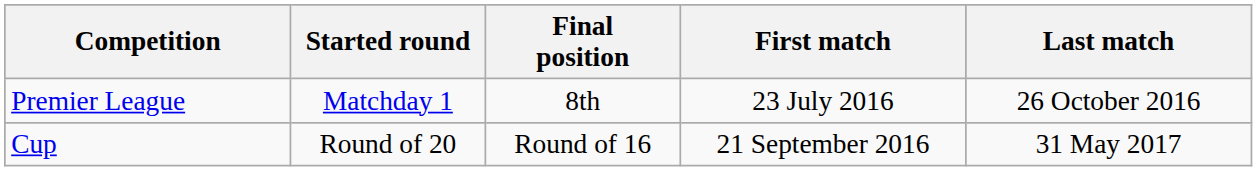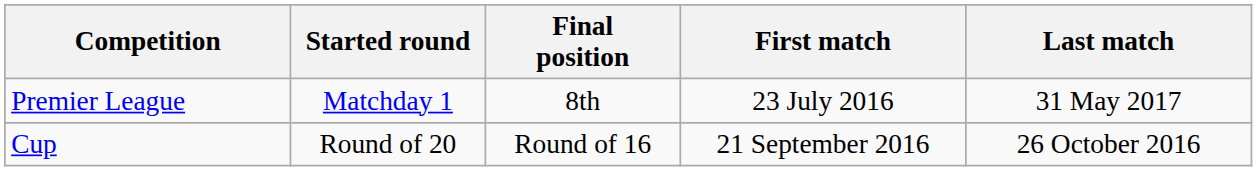(1109, 100) 26 October 2016 -> (1109, 100) 31 May 2017
(1109, 143) 31 May 2017 -> (1109, 143) 26 October 2016
